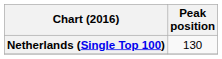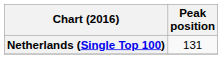(193, 44) 130 -> (193, 44) 131
